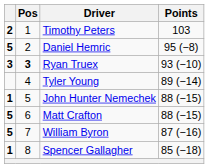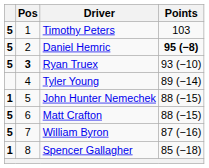(10, 30) 2 -> (10, 30) 5
(181, 47) normal -> (181, 47) bold
(10, 64) 3 -> (10, 64) 5
